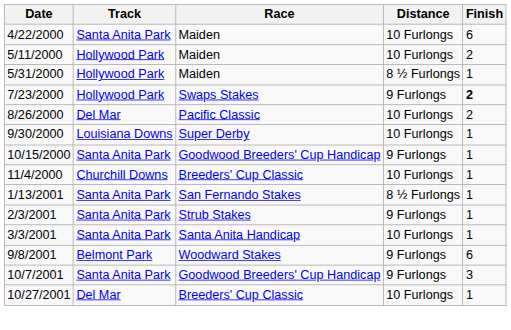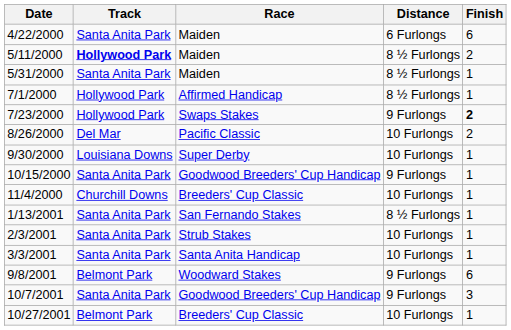(420, 34) 10 Furlongs -> (416, 34) 6 Furlongs
(120, 54) normal -> (124, 54) bold
(420, 54) 10 Furlongs -> (423, 54) 8 ½ Furlongs
(120, 74) Hollywood Park -> (123, 74) Santa Anita Park
+ row: (32, 94)
(416, 214) 9 Furlongs -> (420, 235) 10 Furlongs
(99, 295) Del Mar -> (114, 315) Belmont Park
